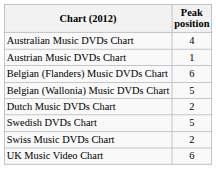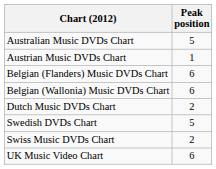(192, 40) 4 -> (192, 40) 5
(192, 90) 5 -> (192, 90) 6
